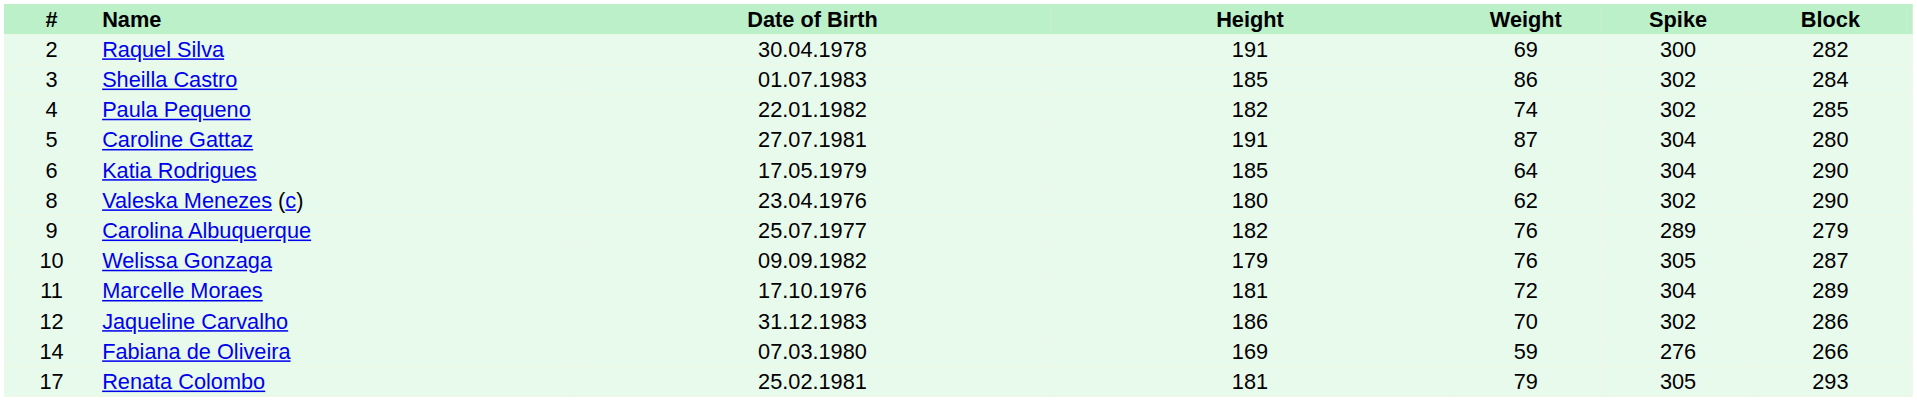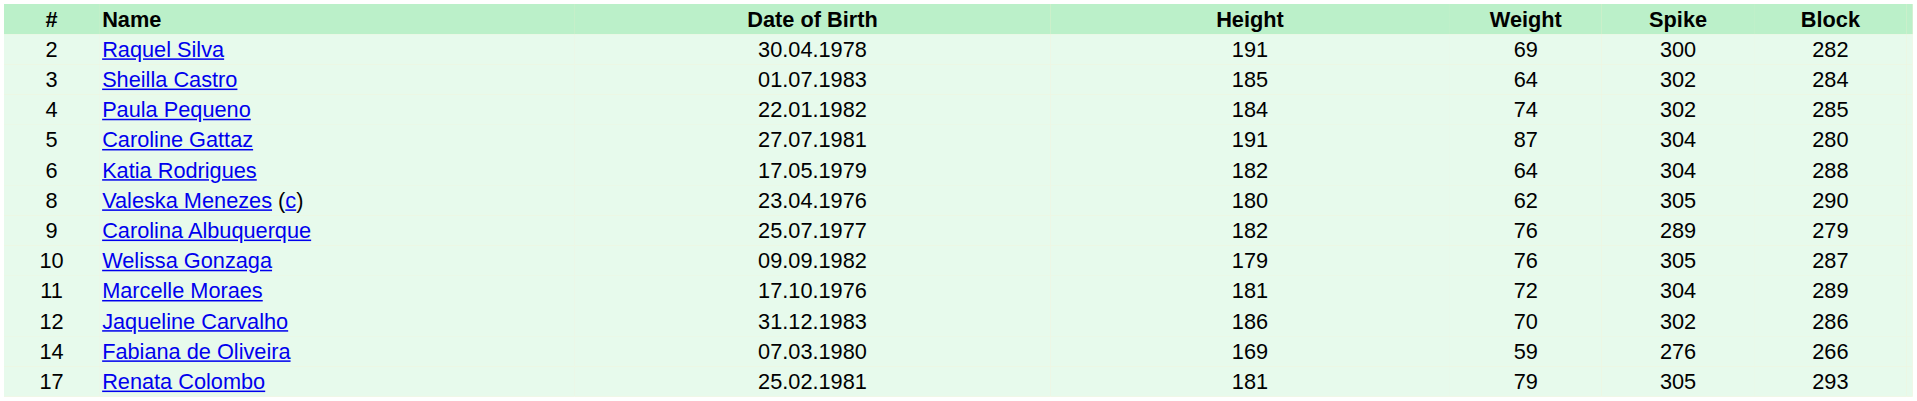(1526, 80) 86 -> (1526, 80) 64
(1250, 110) 182 -> (1250, 110) 184
(1250, 170) 185 -> (1250, 170) 182
(1830, 170) 290 -> (1830, 170) 288
(1678, 200) 302 -> (1678, 200) 305
